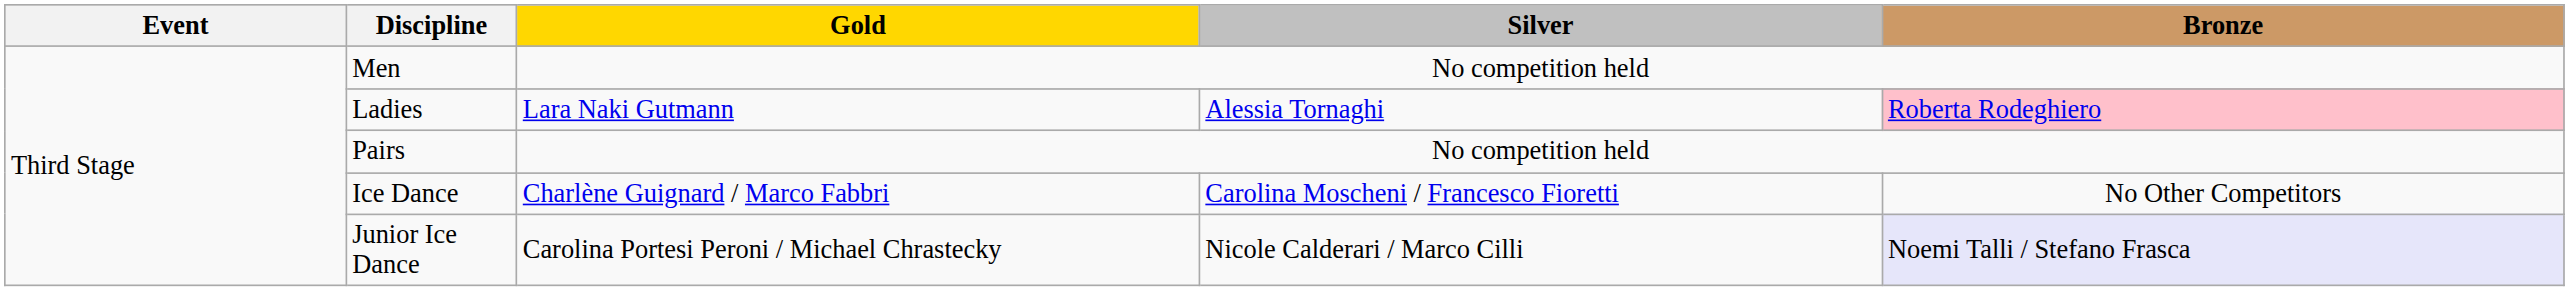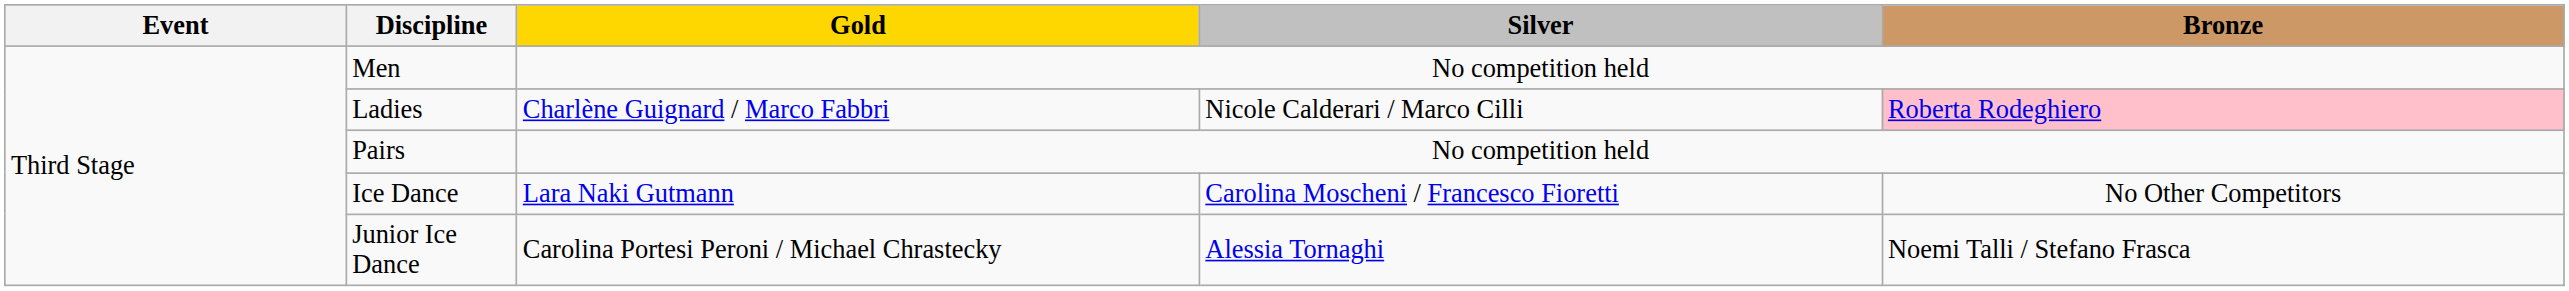(628, 109) Lara Naki Gutmann -> (706, 109) Charlène Guignard / Marco Fabbri
(1295, 109) Alessia Tornaghi -> (1364, 109) Nicole Calderari / Marco Cilli
(706, 192) Charlène Guignard / Marco Fabbri -> (628, 192) Lara Naki Gutmann
(1364, 249) Nicole Calderari / Marco Cilli -> (1295, 249) Alessia Tornaghi
(2039, 249) lavender background -> (2039, 249) no background
